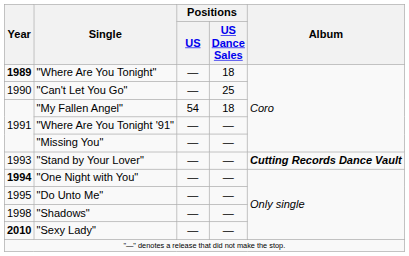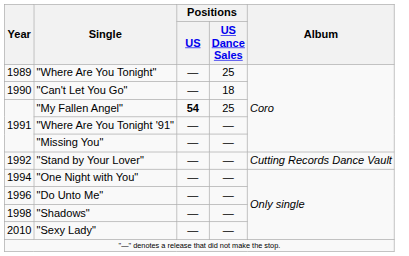(19, 73) bold -> (19, 73) normal
(228, 73) 18 -> (228, 73) 25
(228, 90) 25 -> (228, 90) 18
(193, 108) normal -> (193, 108) bold
(228, 108) 18 -> (228, 108) 25
(19, 160) 1993 -> (19, 160) 1992
(326, 160) bold -> (321, 160) normal
(19, 178) bold -> (19, 178) normal
(19, 195) 1995 -> (19, 195) 1996
(19, 230) bold -> (19, 230) normal
